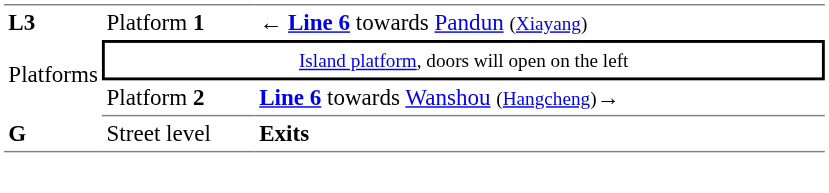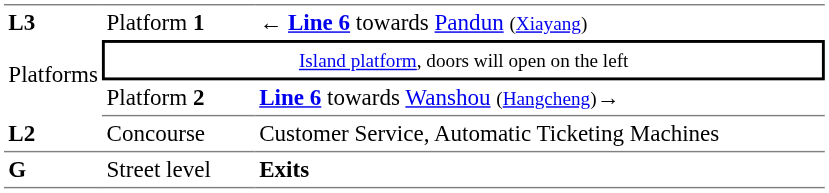+ row: (156, 133)
